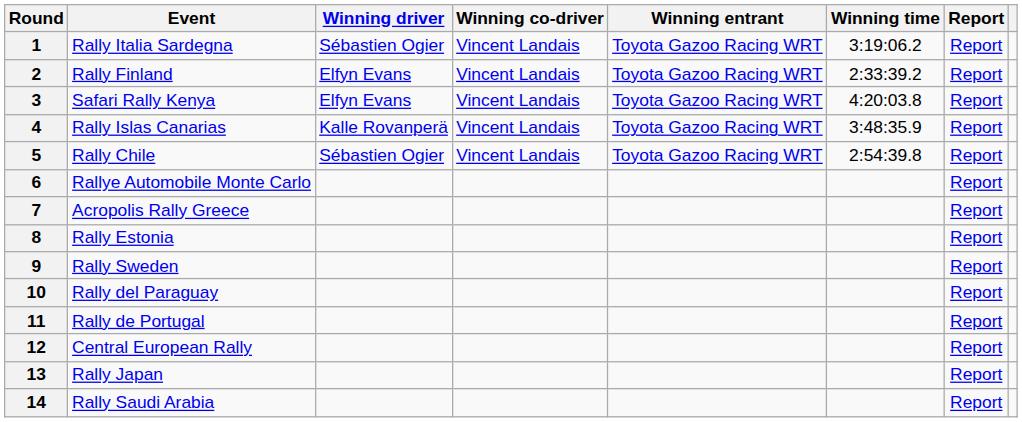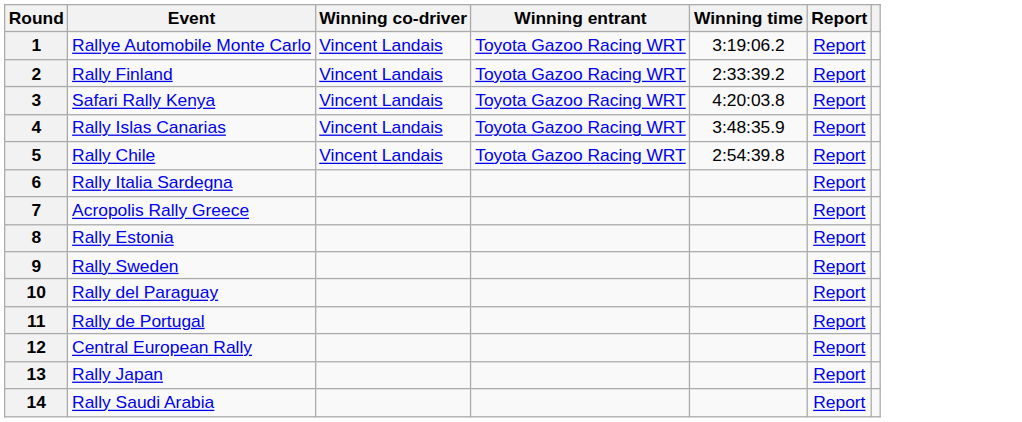- column: (384, 18)
(152, 45) Rally Italia Sardegna -> (192, 45) Rallye Automobile Monte Carlo
(192, 183) Rallye Automobile Monte Carlo -> (152, 183) Rally Italia Sardegna
